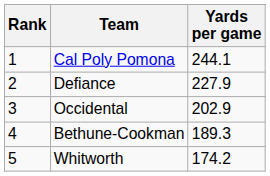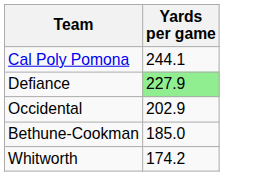- column: (27, 25)
(211, 84) no background -> (166, 84) lightgreen background
(211, 134) 189.3 -> (166, 134) 185.0
